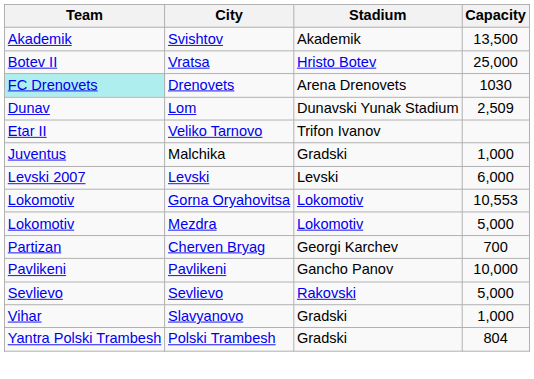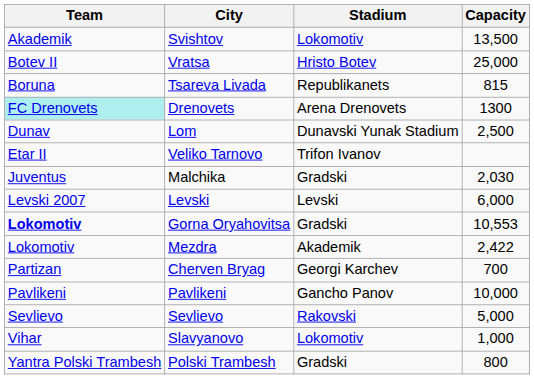(329, 39) Akademik -> (330, 39) Lokomotiv
+ row: (217, 85)
(496, 85) 1030 -> (496, 108) 1300
(496, 108) 2,509 -> (496, 131) 2,500
(496, 154) 1,000 -> (496, 177) 2,030
(41, 200) normal -> (45, 223) bold
(330, 200) Lokomotiv -> (322, 223) Gradski
(330, 223) Lokomotiv -> (329, 246) Akademik
(496, 223) 5,000 -> (496, 246) 2,422
(322, 316) Gradski -> (330, 339) Lokomotiv
(496, 339) 804 -> (496, 362) 800
